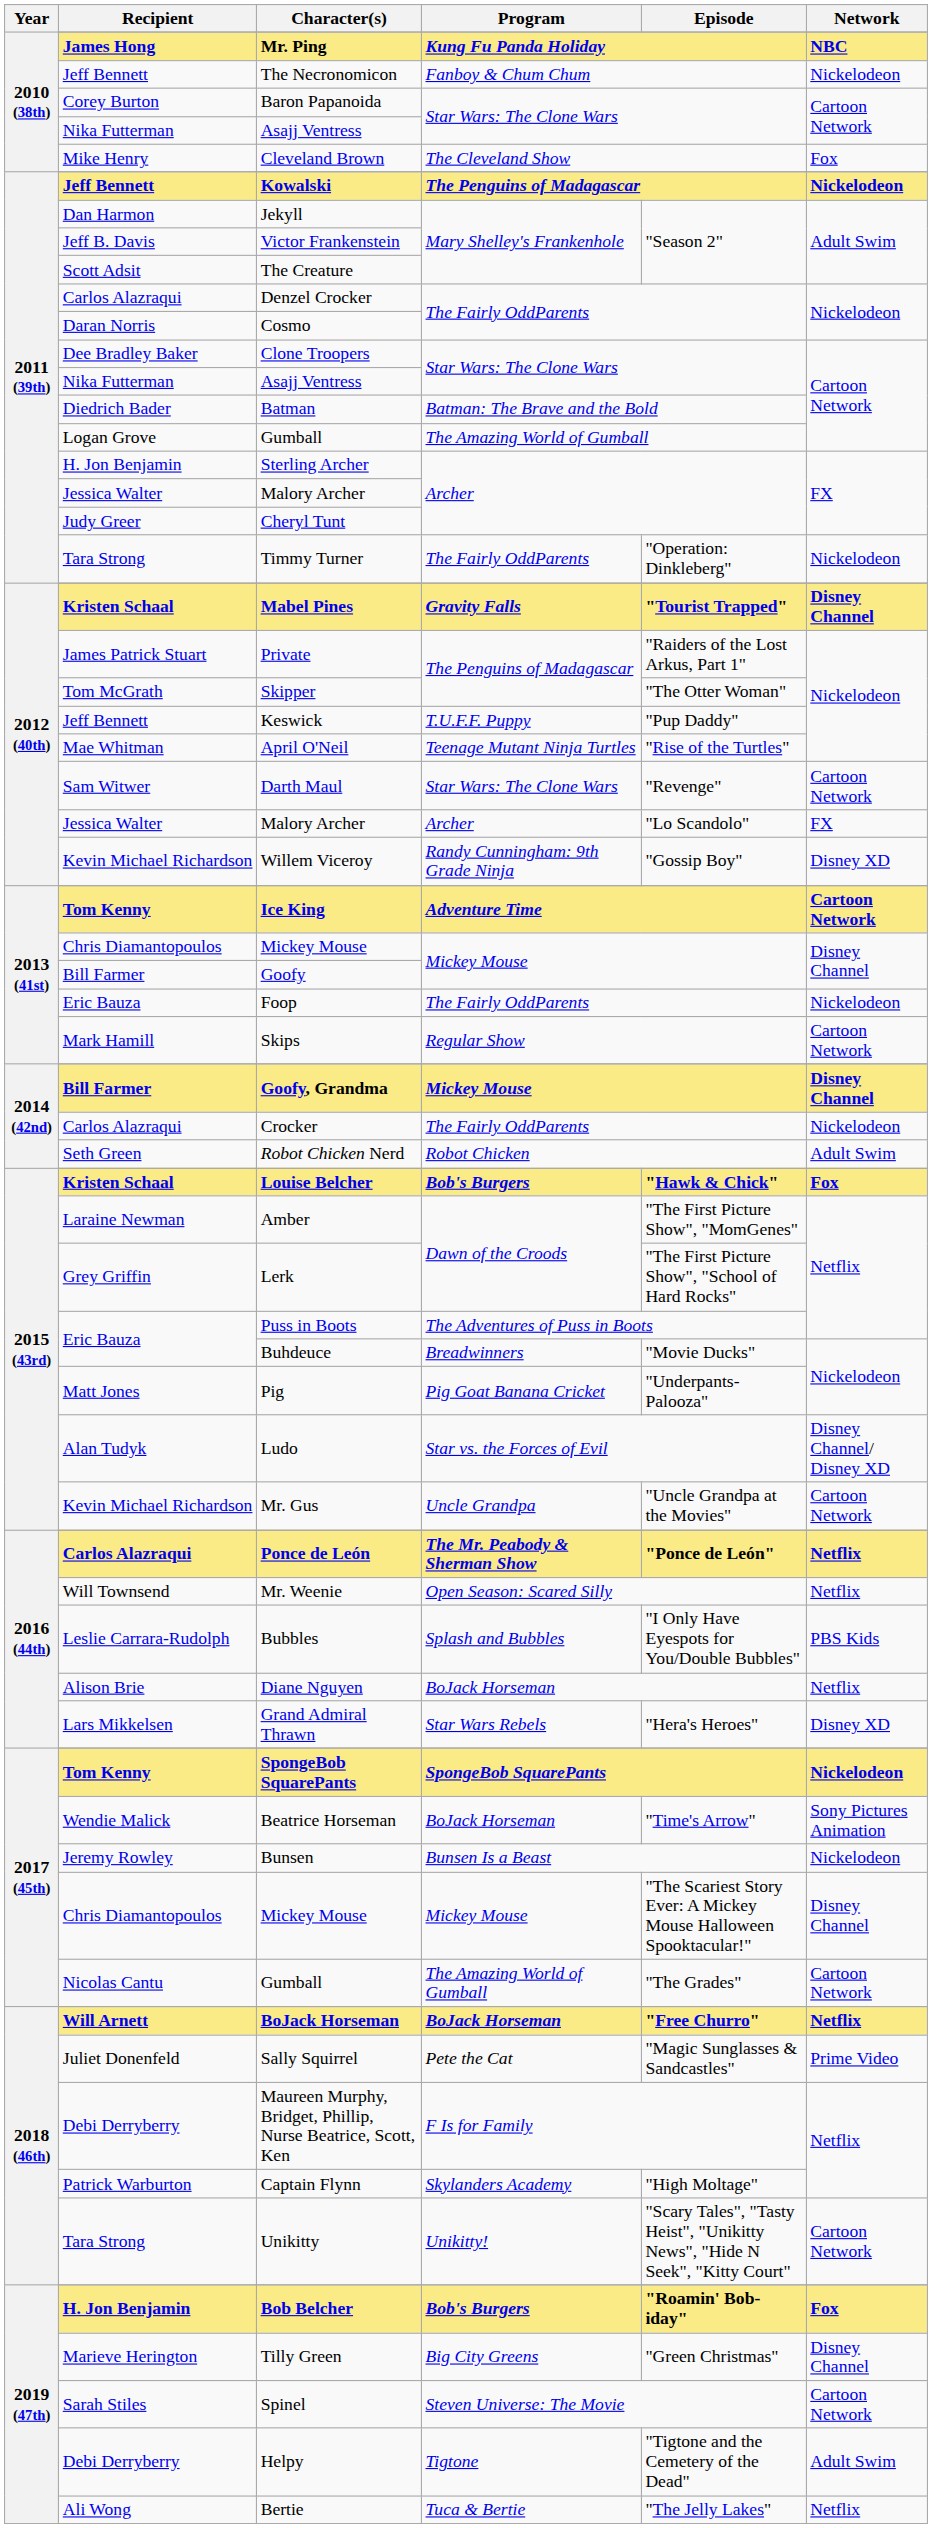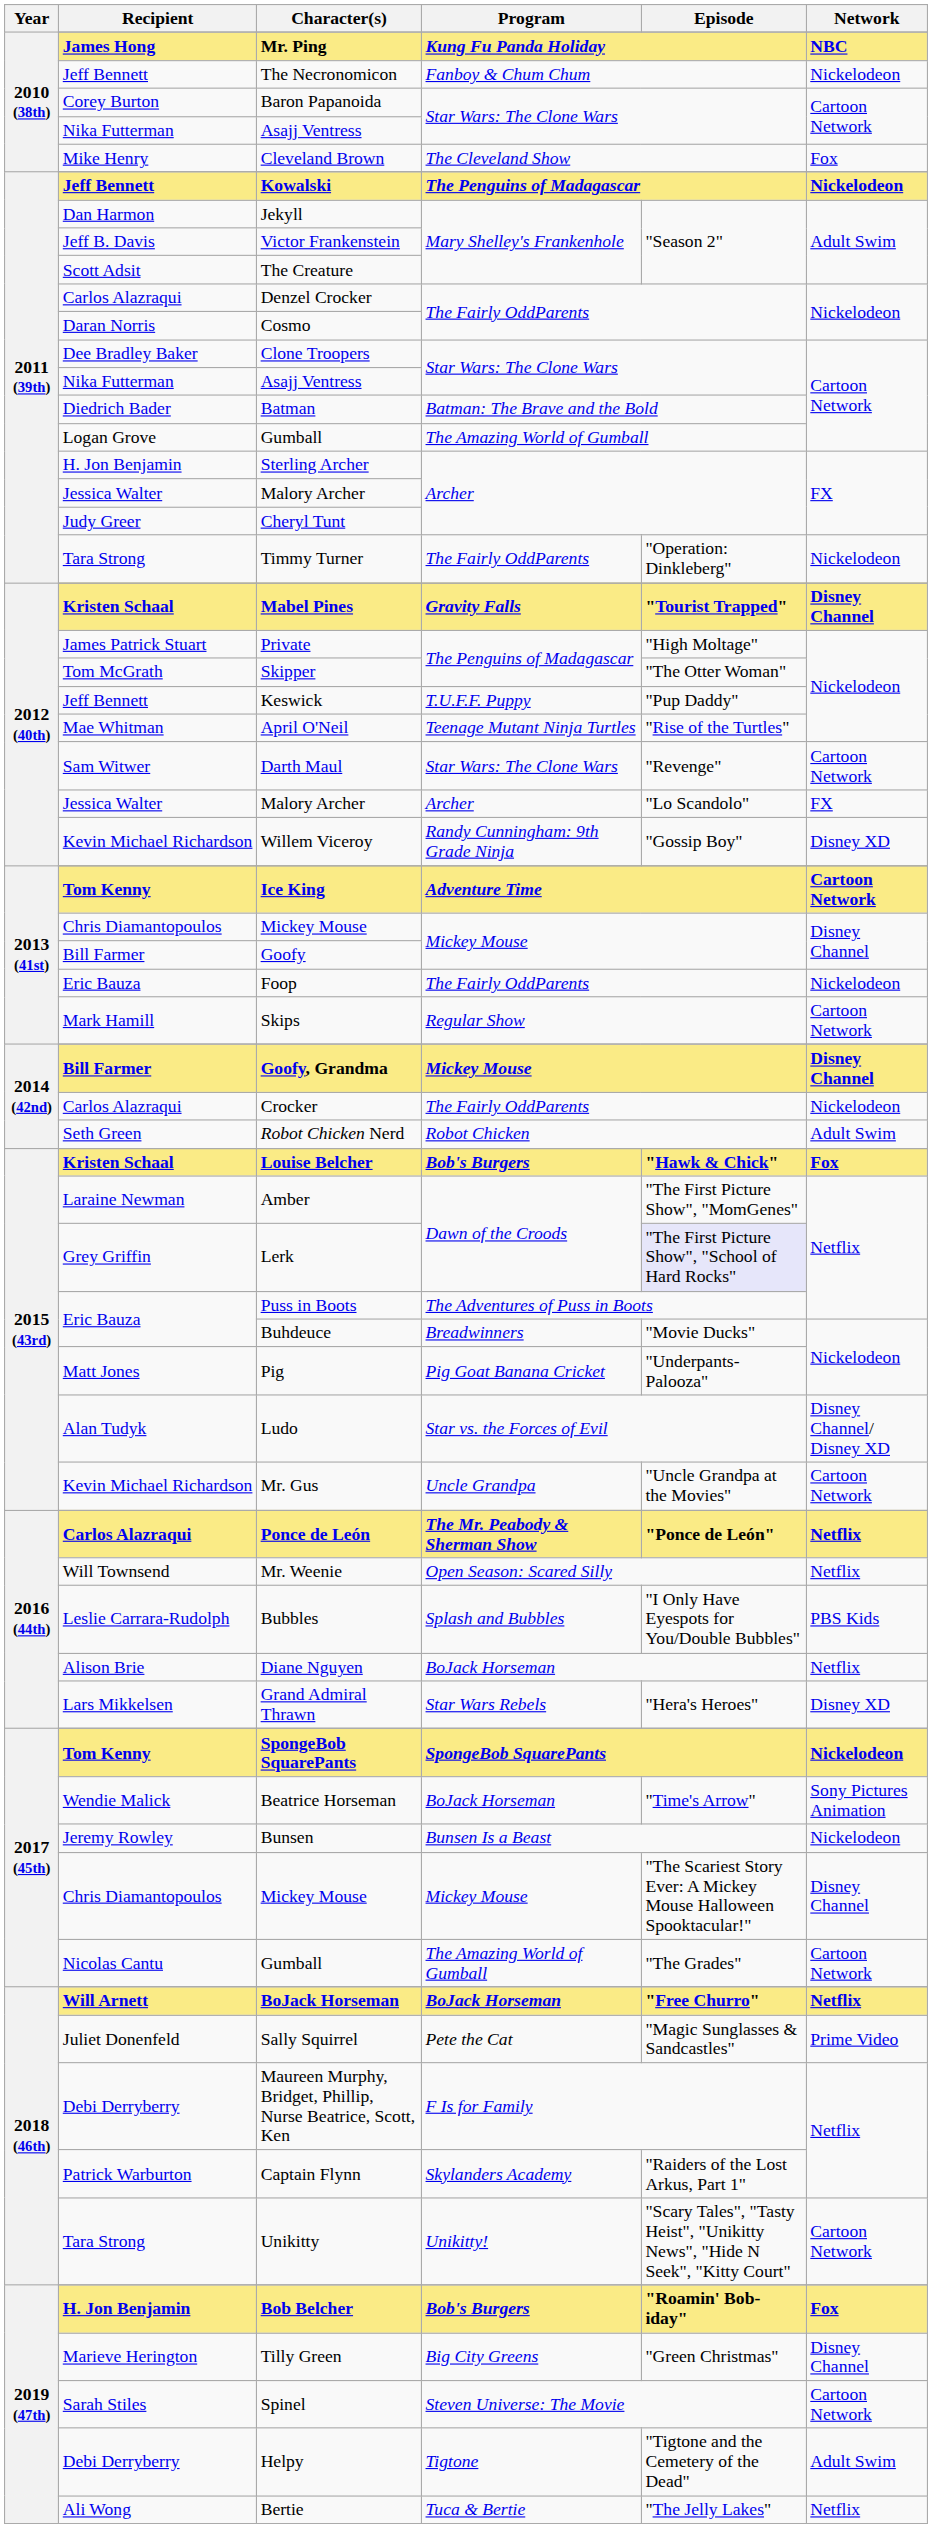(716, 654) "Raiders of the Lost Arkus, Part 1" -> (702, 644) "High Moltage"
(711, 1277) no background -> (711, 1257) lavender background
(702, 2183) "High Moltage" -> (716, 2173) "Raiders of the Lost Arkus, Part 1"
